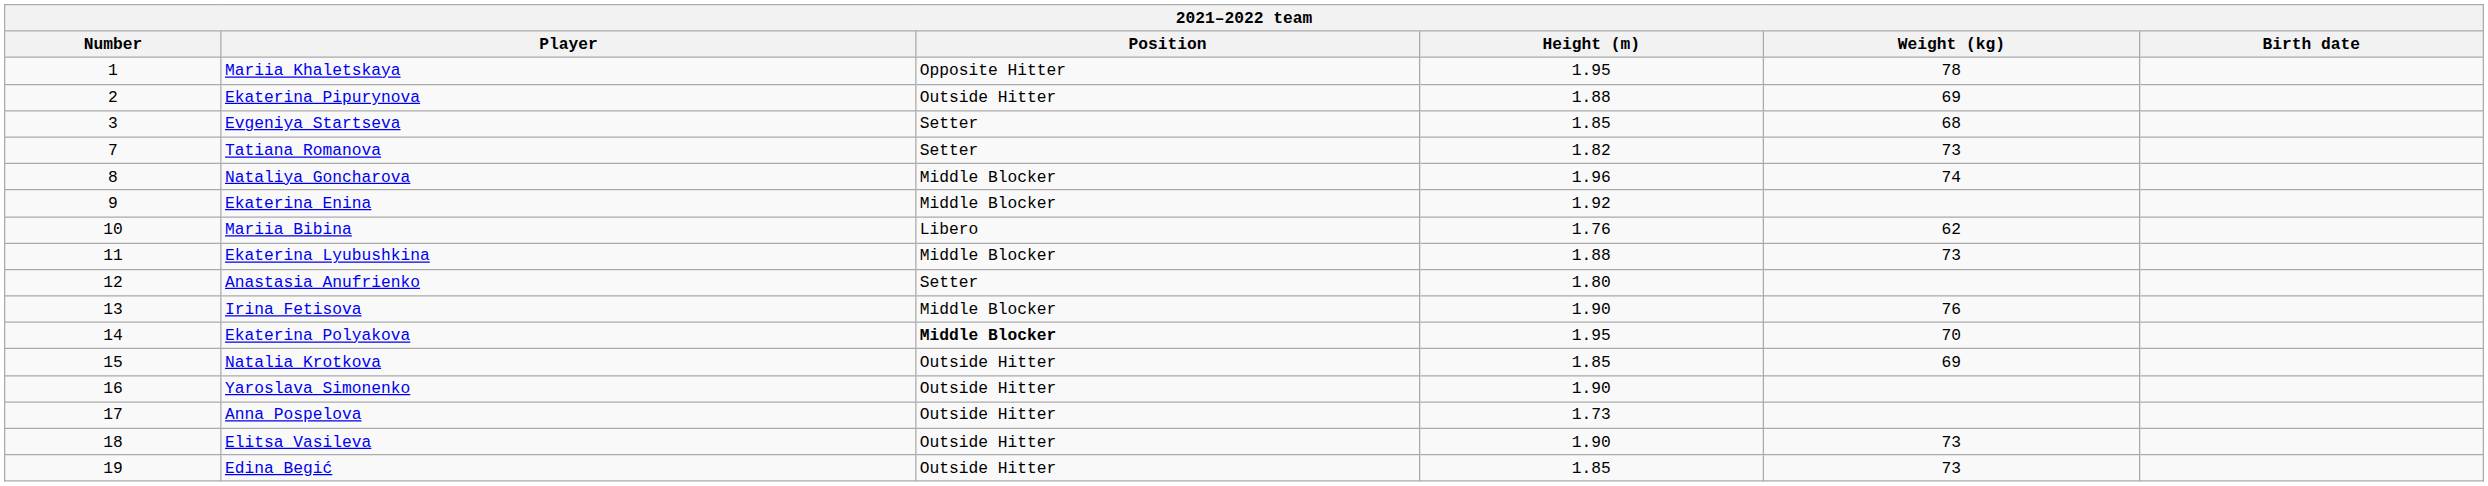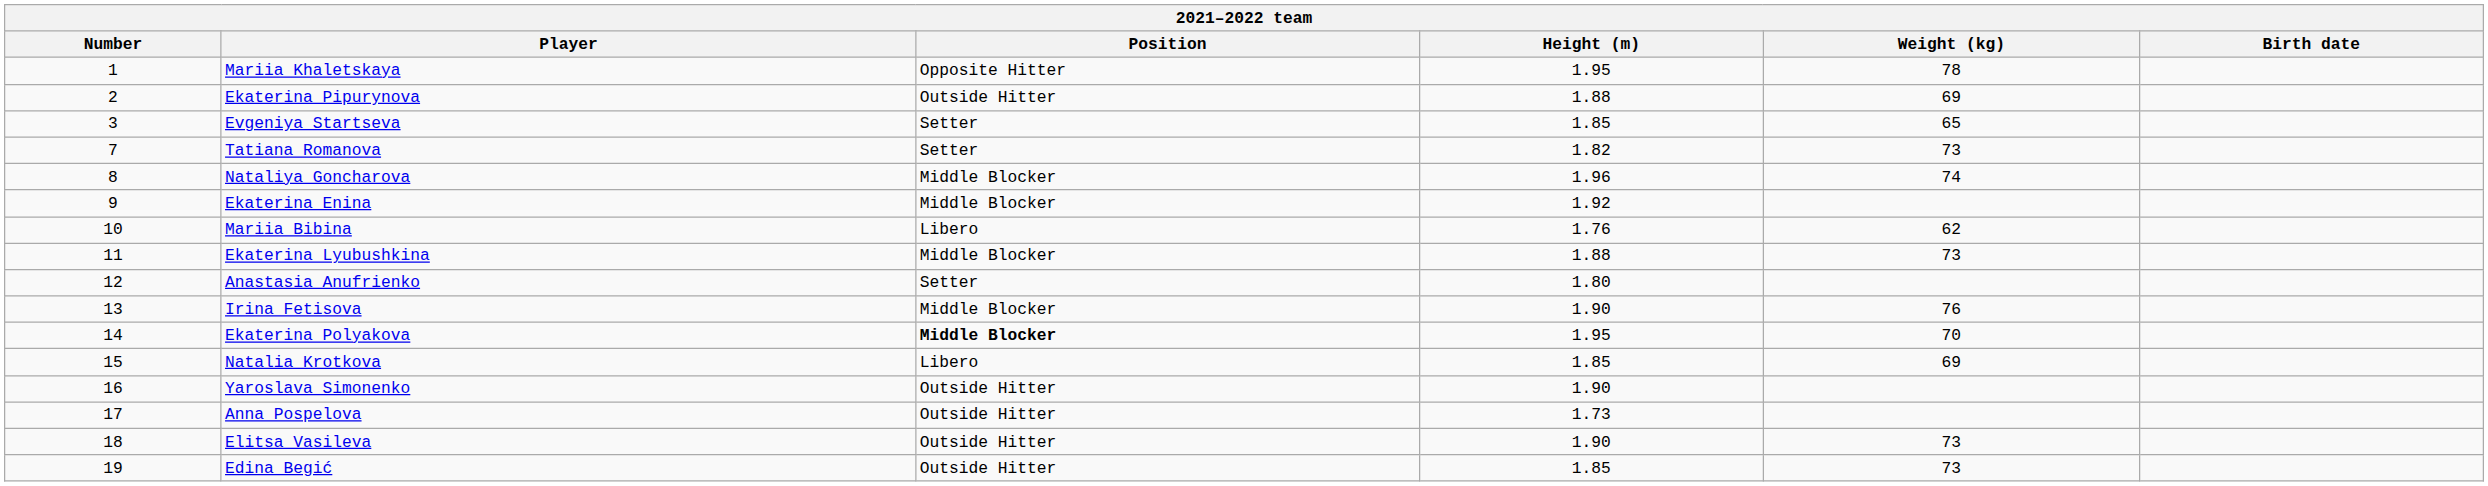(1951, 124) 68 -> (1951, 124) 65
(988, 362) Outside Hitter -> (949, 362) Libero
